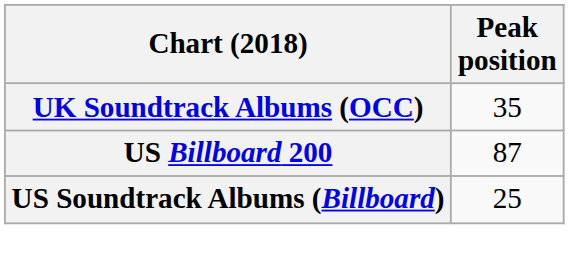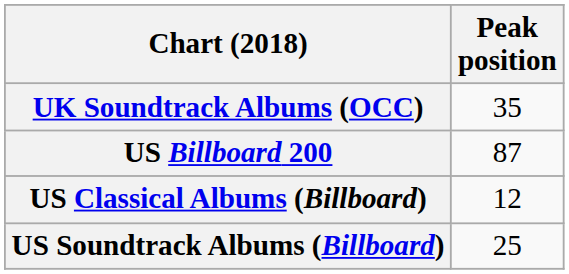+ row: (228, 198)
